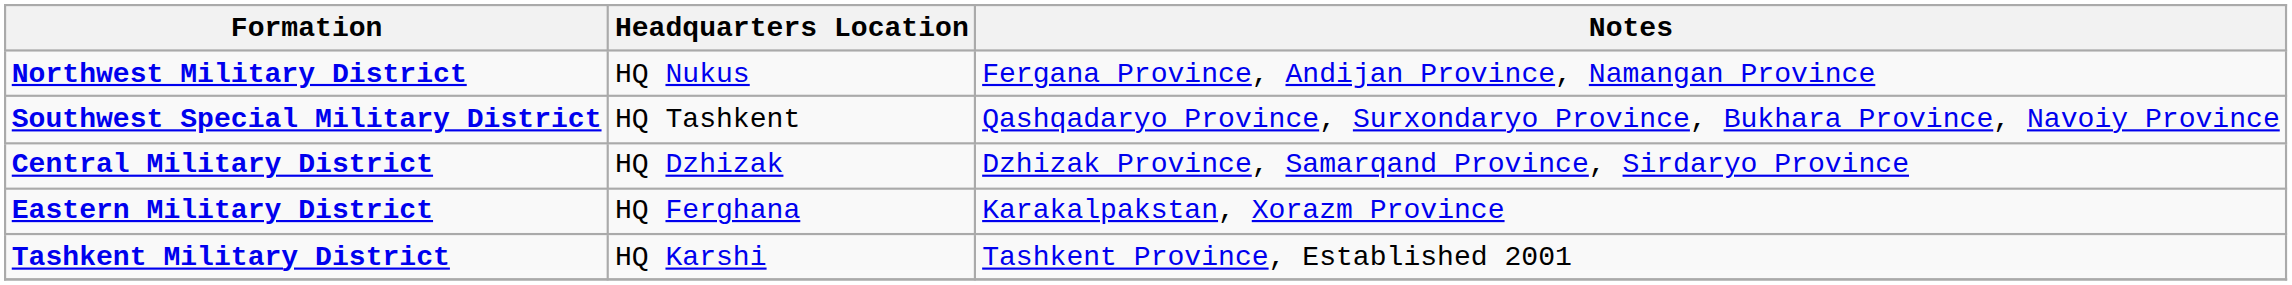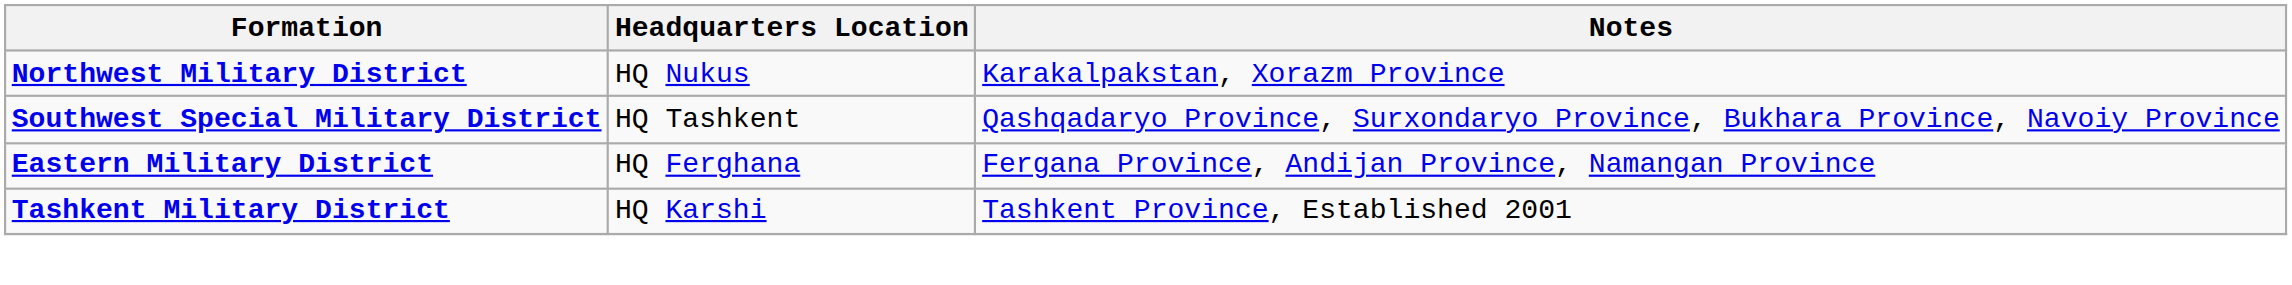(1429, 74) Fergana Province, Andijan Province, Namangan Province -> (1243, 74) Karakalpakstan, Xorazm Province
- row: (222, 165)
(1243, 211) Karakalpakstan, Xorazm Province -> (1429, 165) Fergana Province, Andijan Province, Namangan Province
